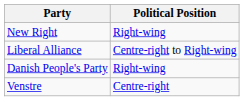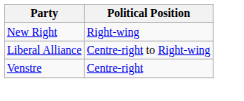- row: (57, 68)
